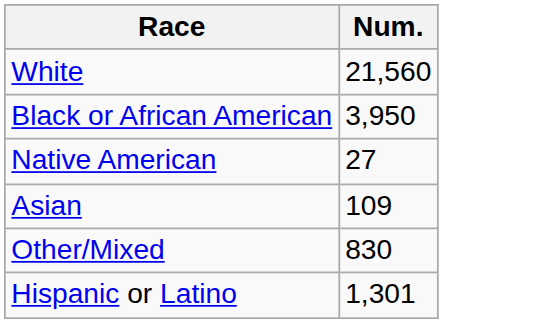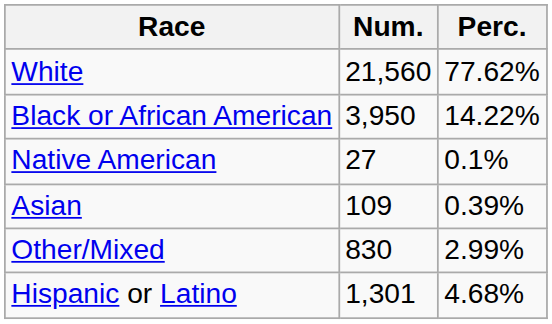+ column: (492, 26)
